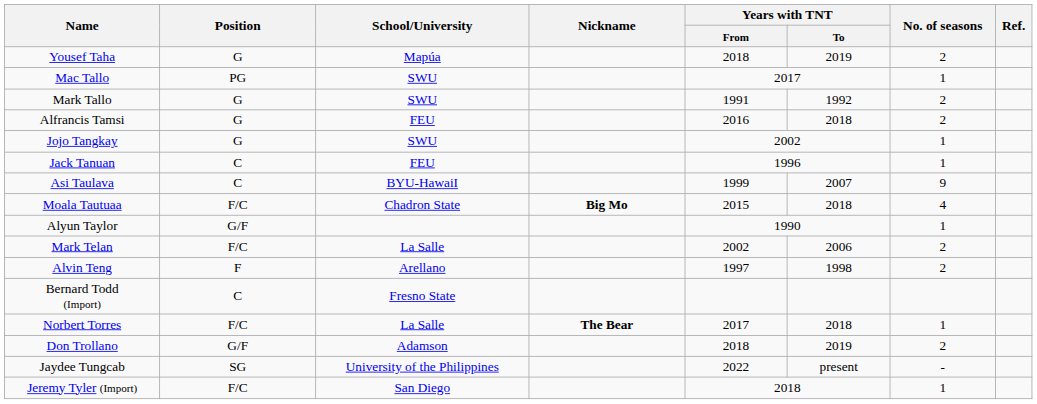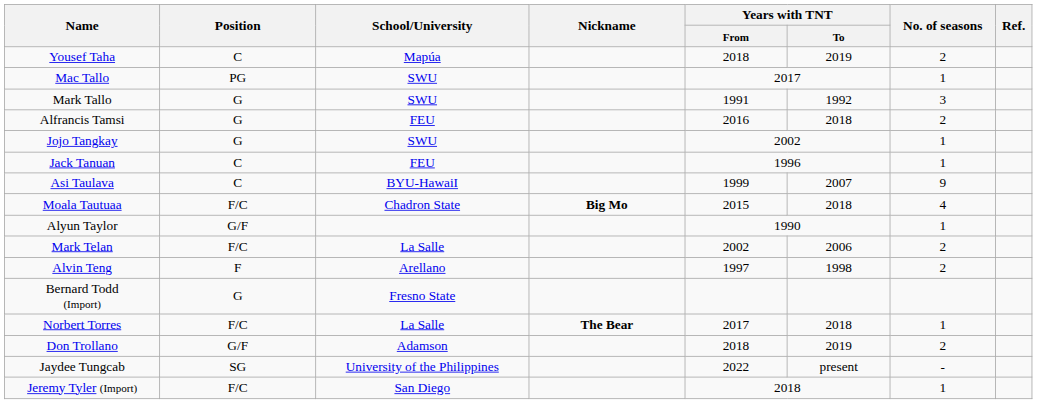(238, 57) G -> (238, 57) C
(943, 99) 2 -> (943, 99) 3
(238, 296) C -> (238, 296) G
